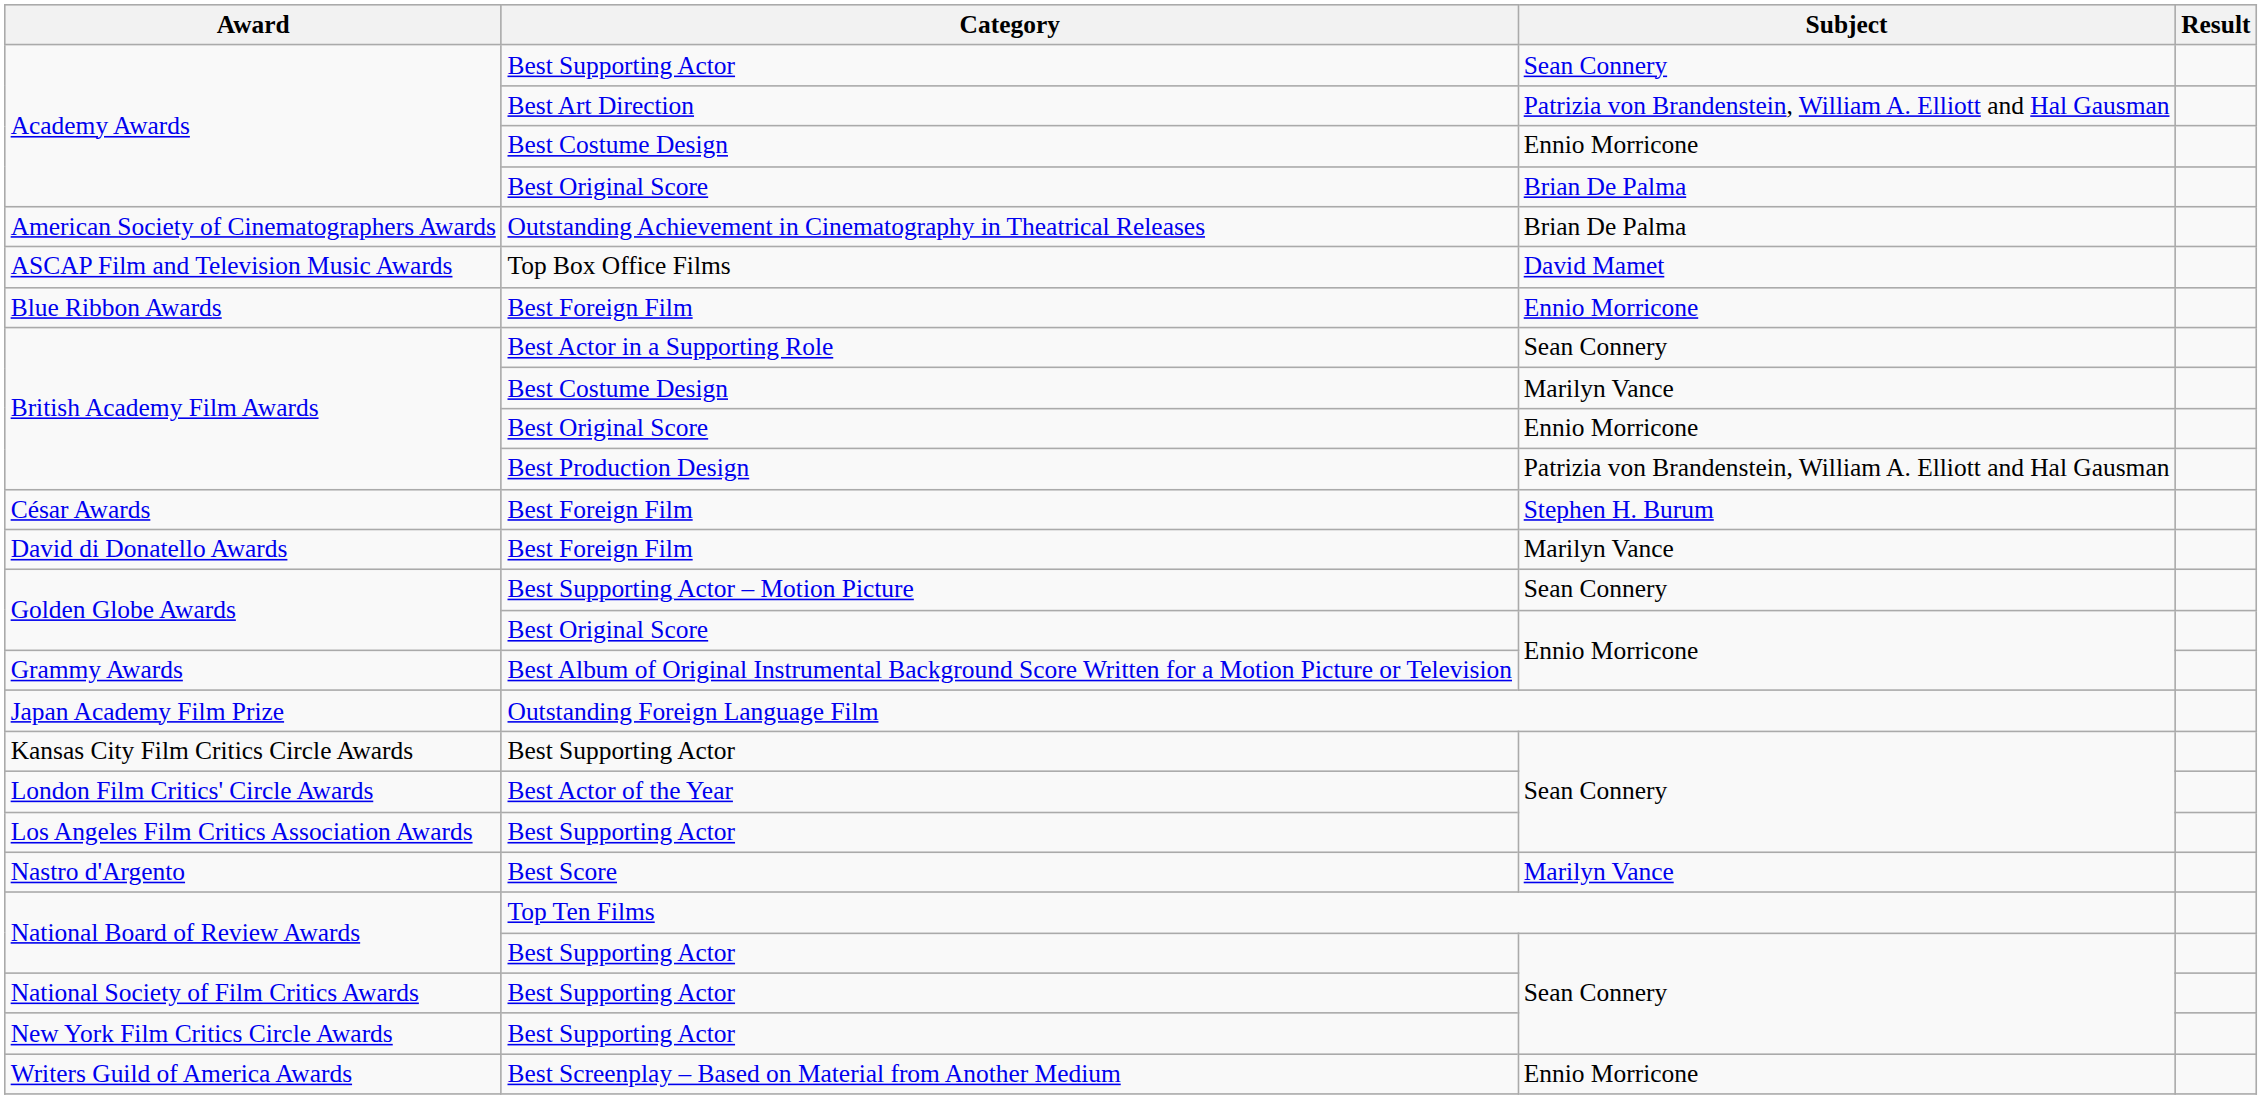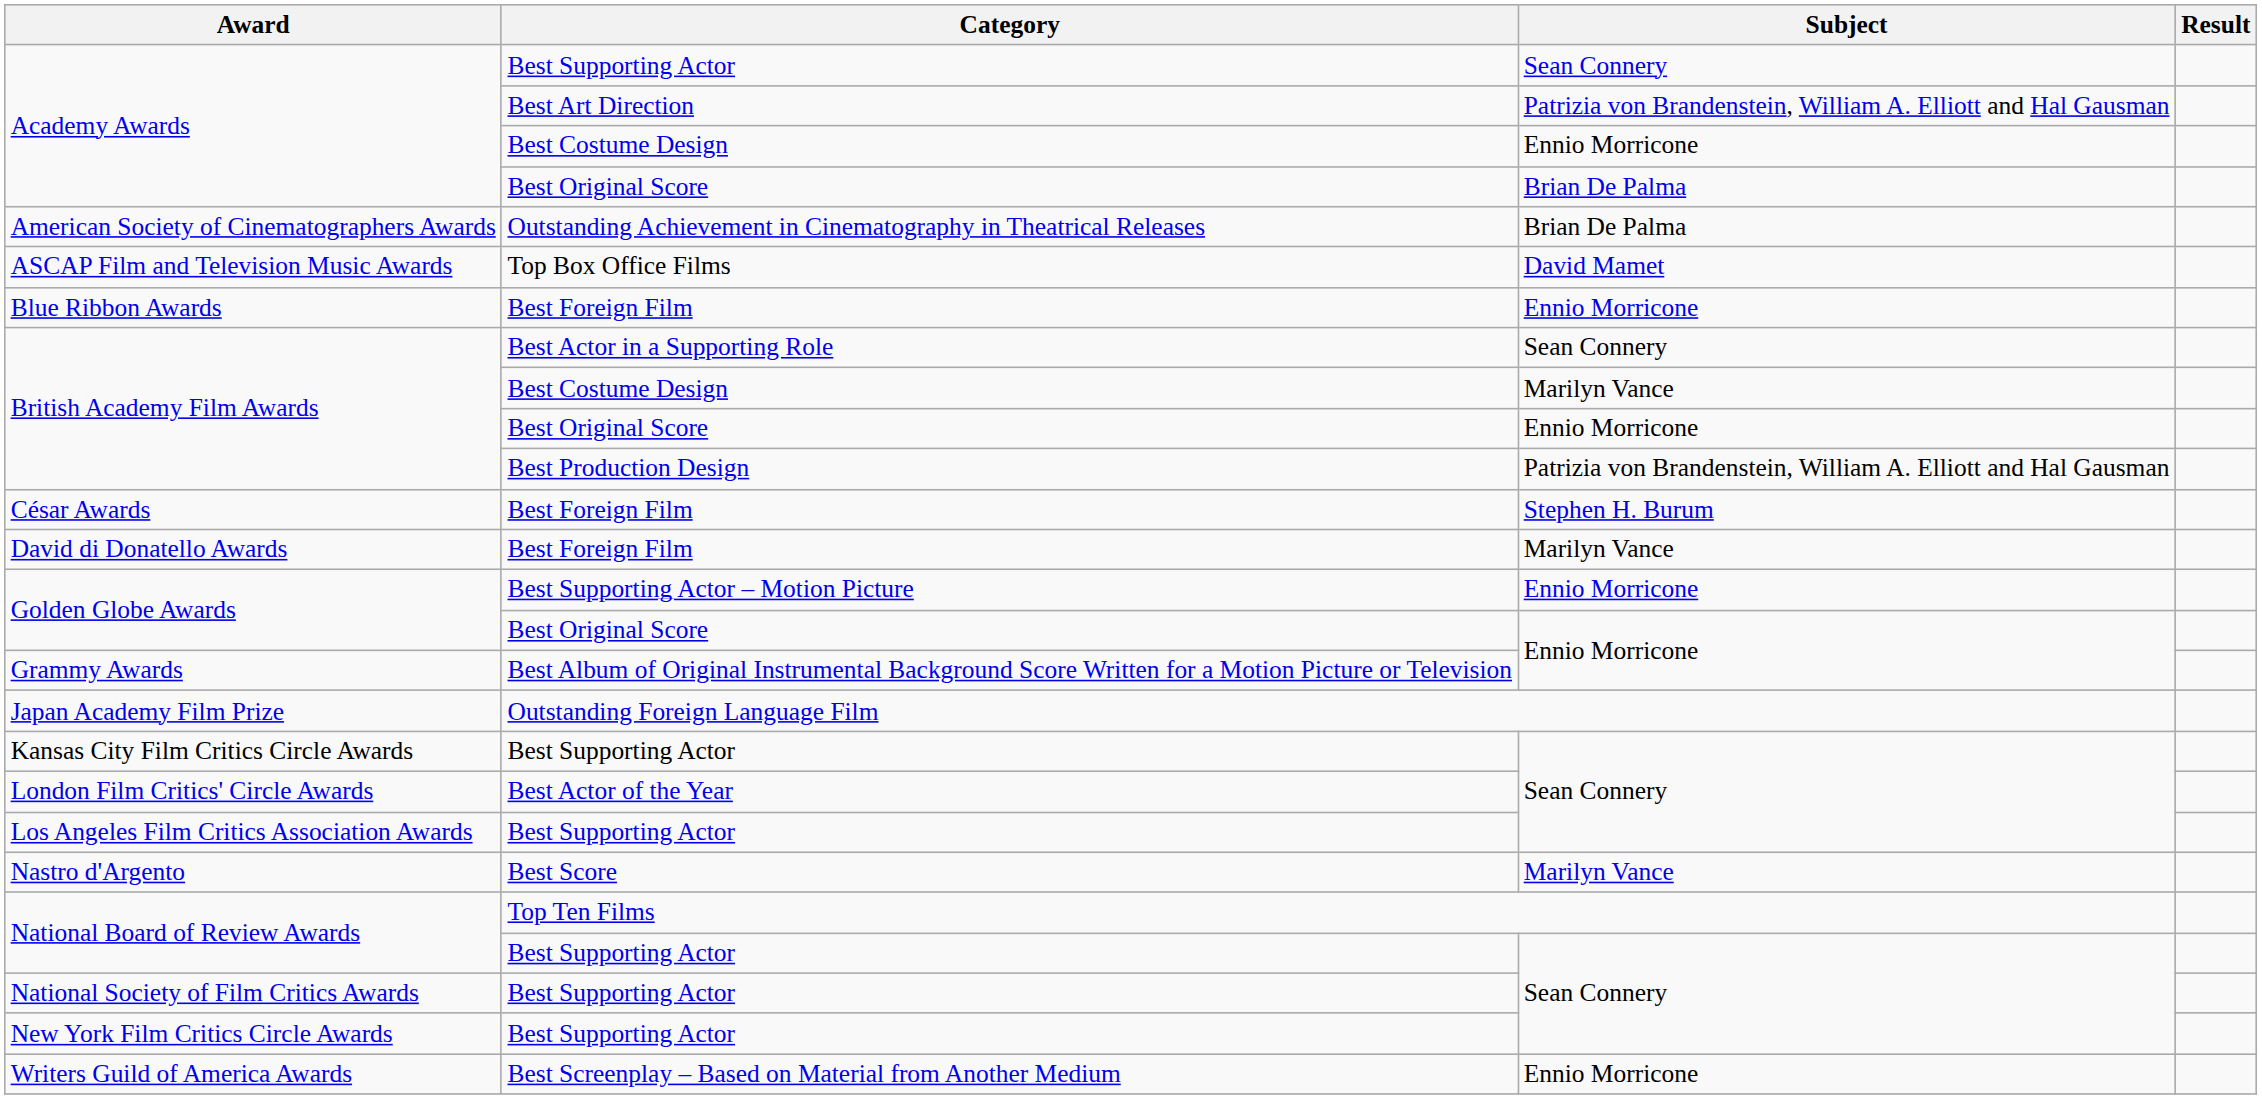(1595, 589) Sean Connery -> (1611, 589) Ennio Morricone
